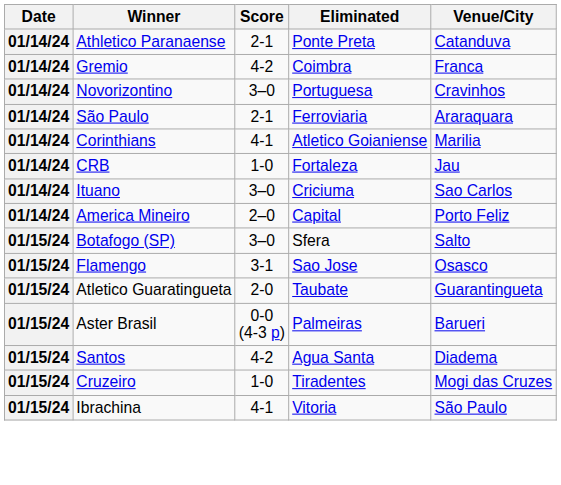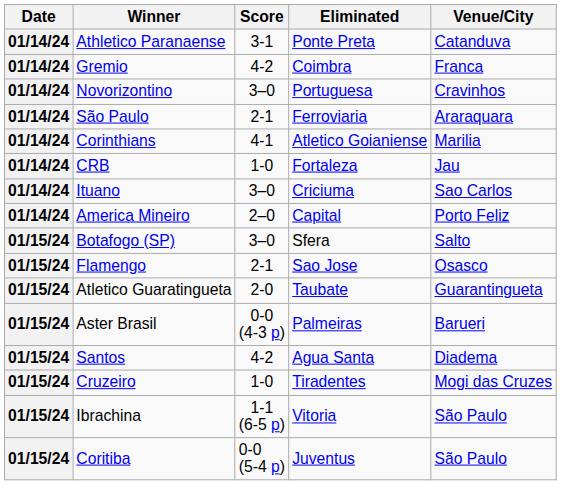(262, 41) 2-1 -> (262, 41) 3-1
(262, 265) 3-1 -> (262, 265) 2-1
(262, 407) 4-1 -> (262, 416) 1-1 (6-5 p)
+ row: (103, 458)
